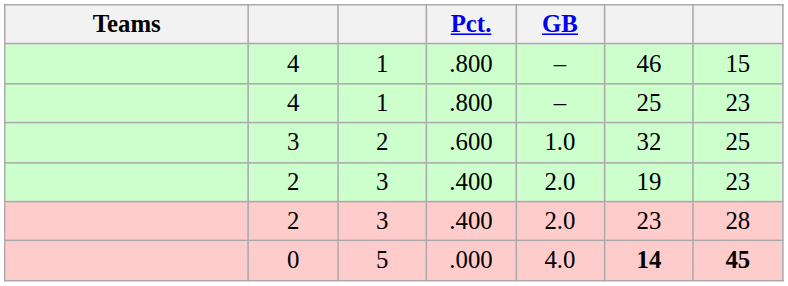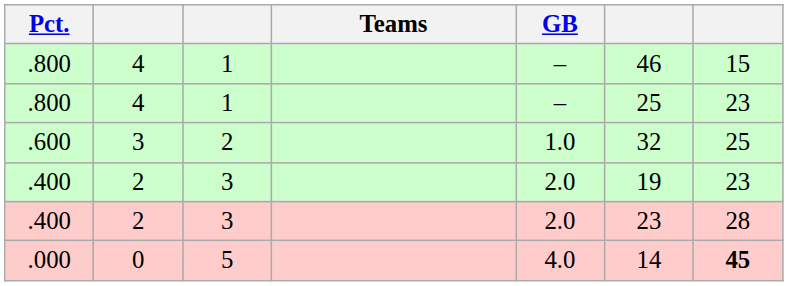columns swapped: (127, 24) <-> (471, 24)
(649, 260) bold -> (649, 260) normal
